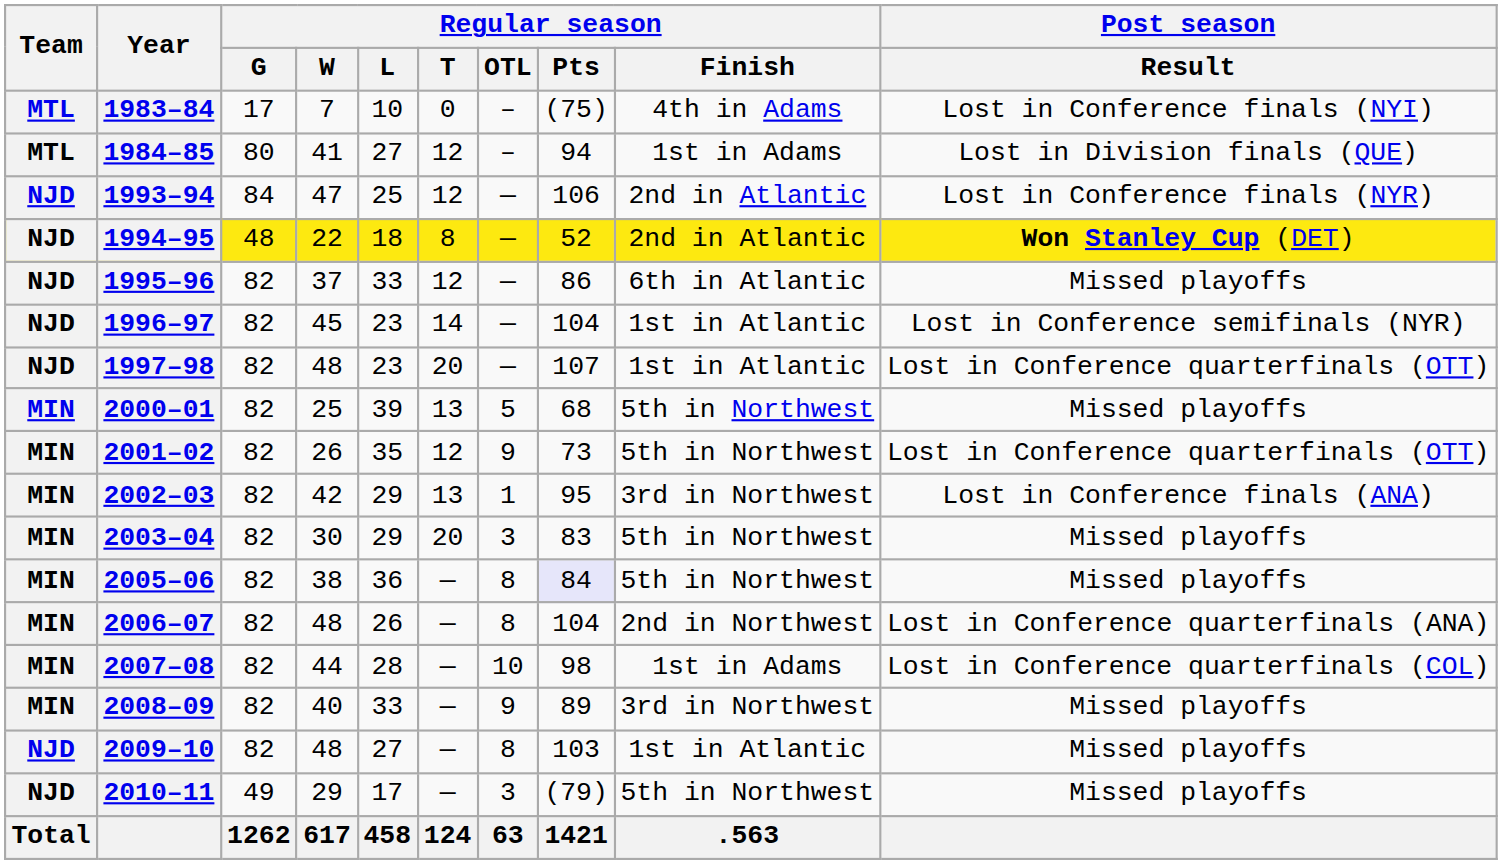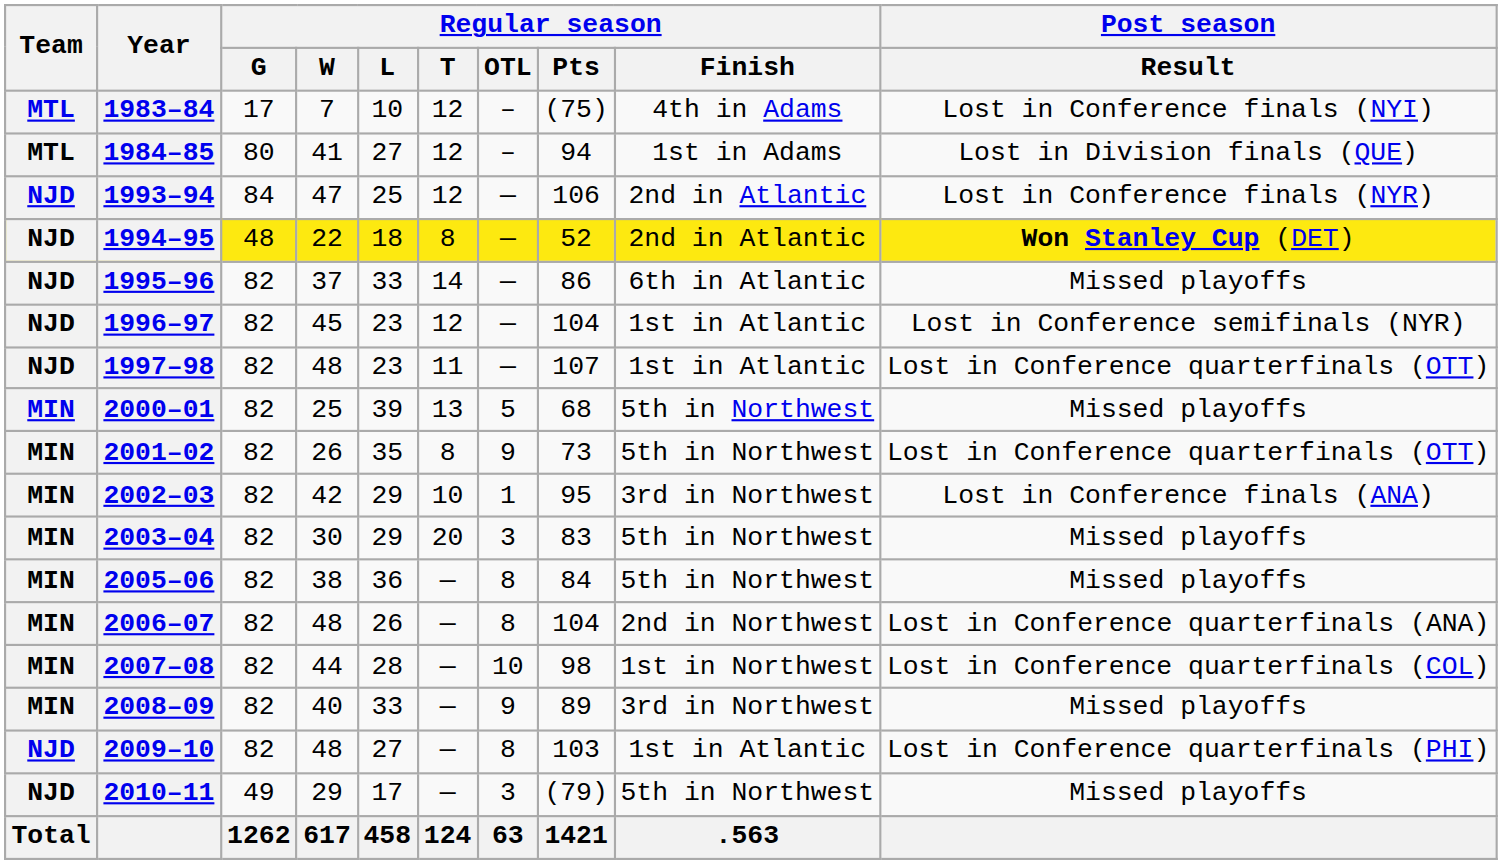(448, 112) 0 -> (448, 112) 12
(448, 283) 12 -> (448, 283) 14
(448, 325) 14 -> (448, 325) 12
(448, 368) 20 -> (448, 368) 11
(448, 453) 12 -> (448, 453) 8
(448, 496) 13 -> (448, 496) 10
(576, 581) lavender background -> (576, 581) no background
(747, 667) 1st in Adams -> (747, 667) 1st in Northwest
(1188, 752) Missed playoffs -> (1188, 752) Lost in Conference quarterfinals (PHI)
